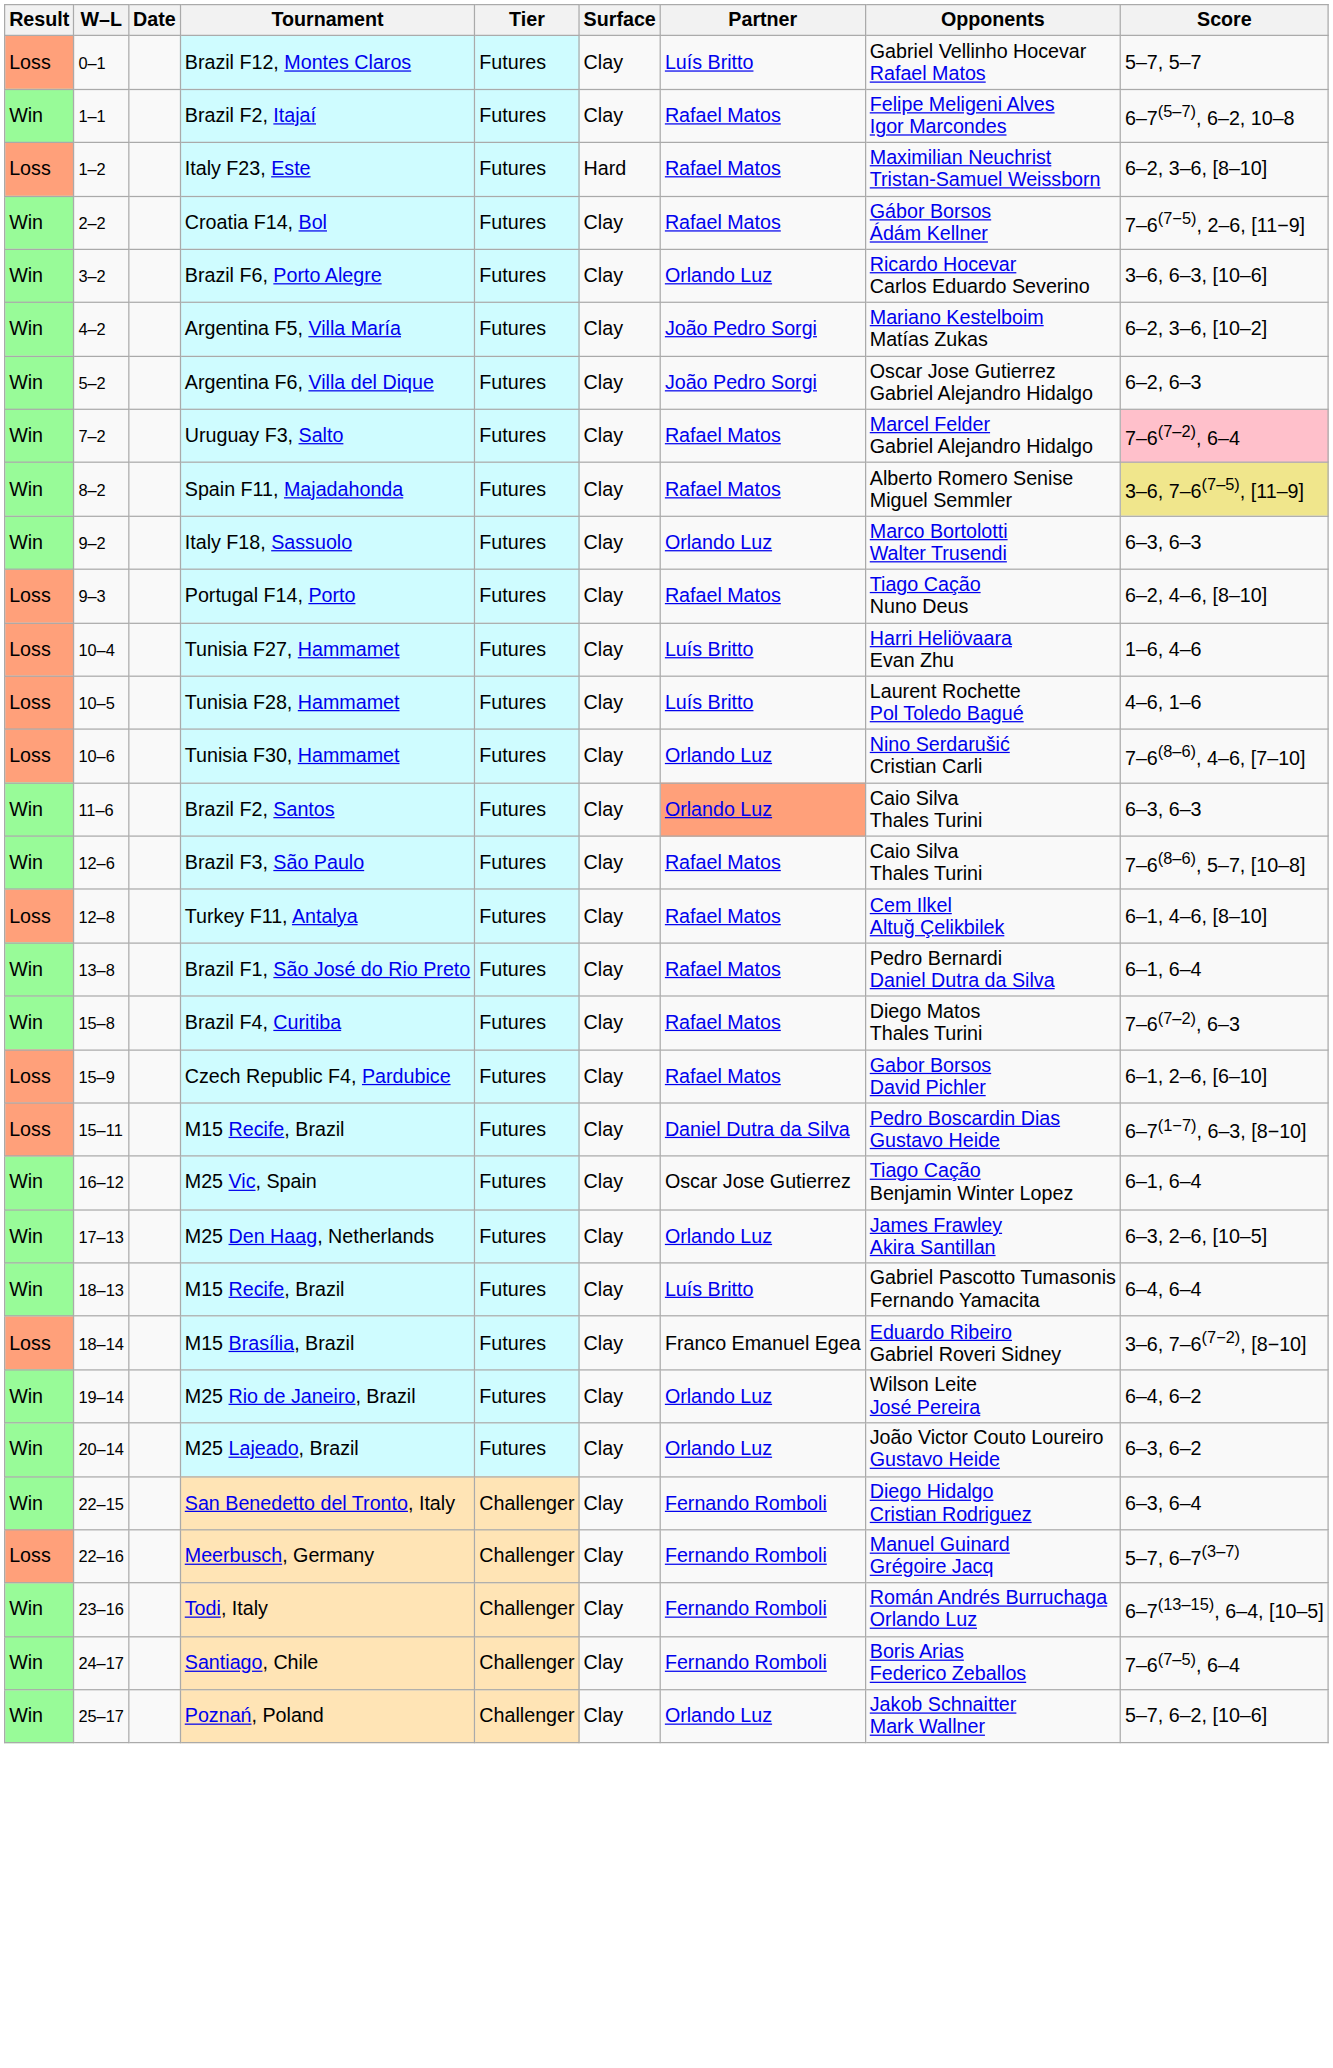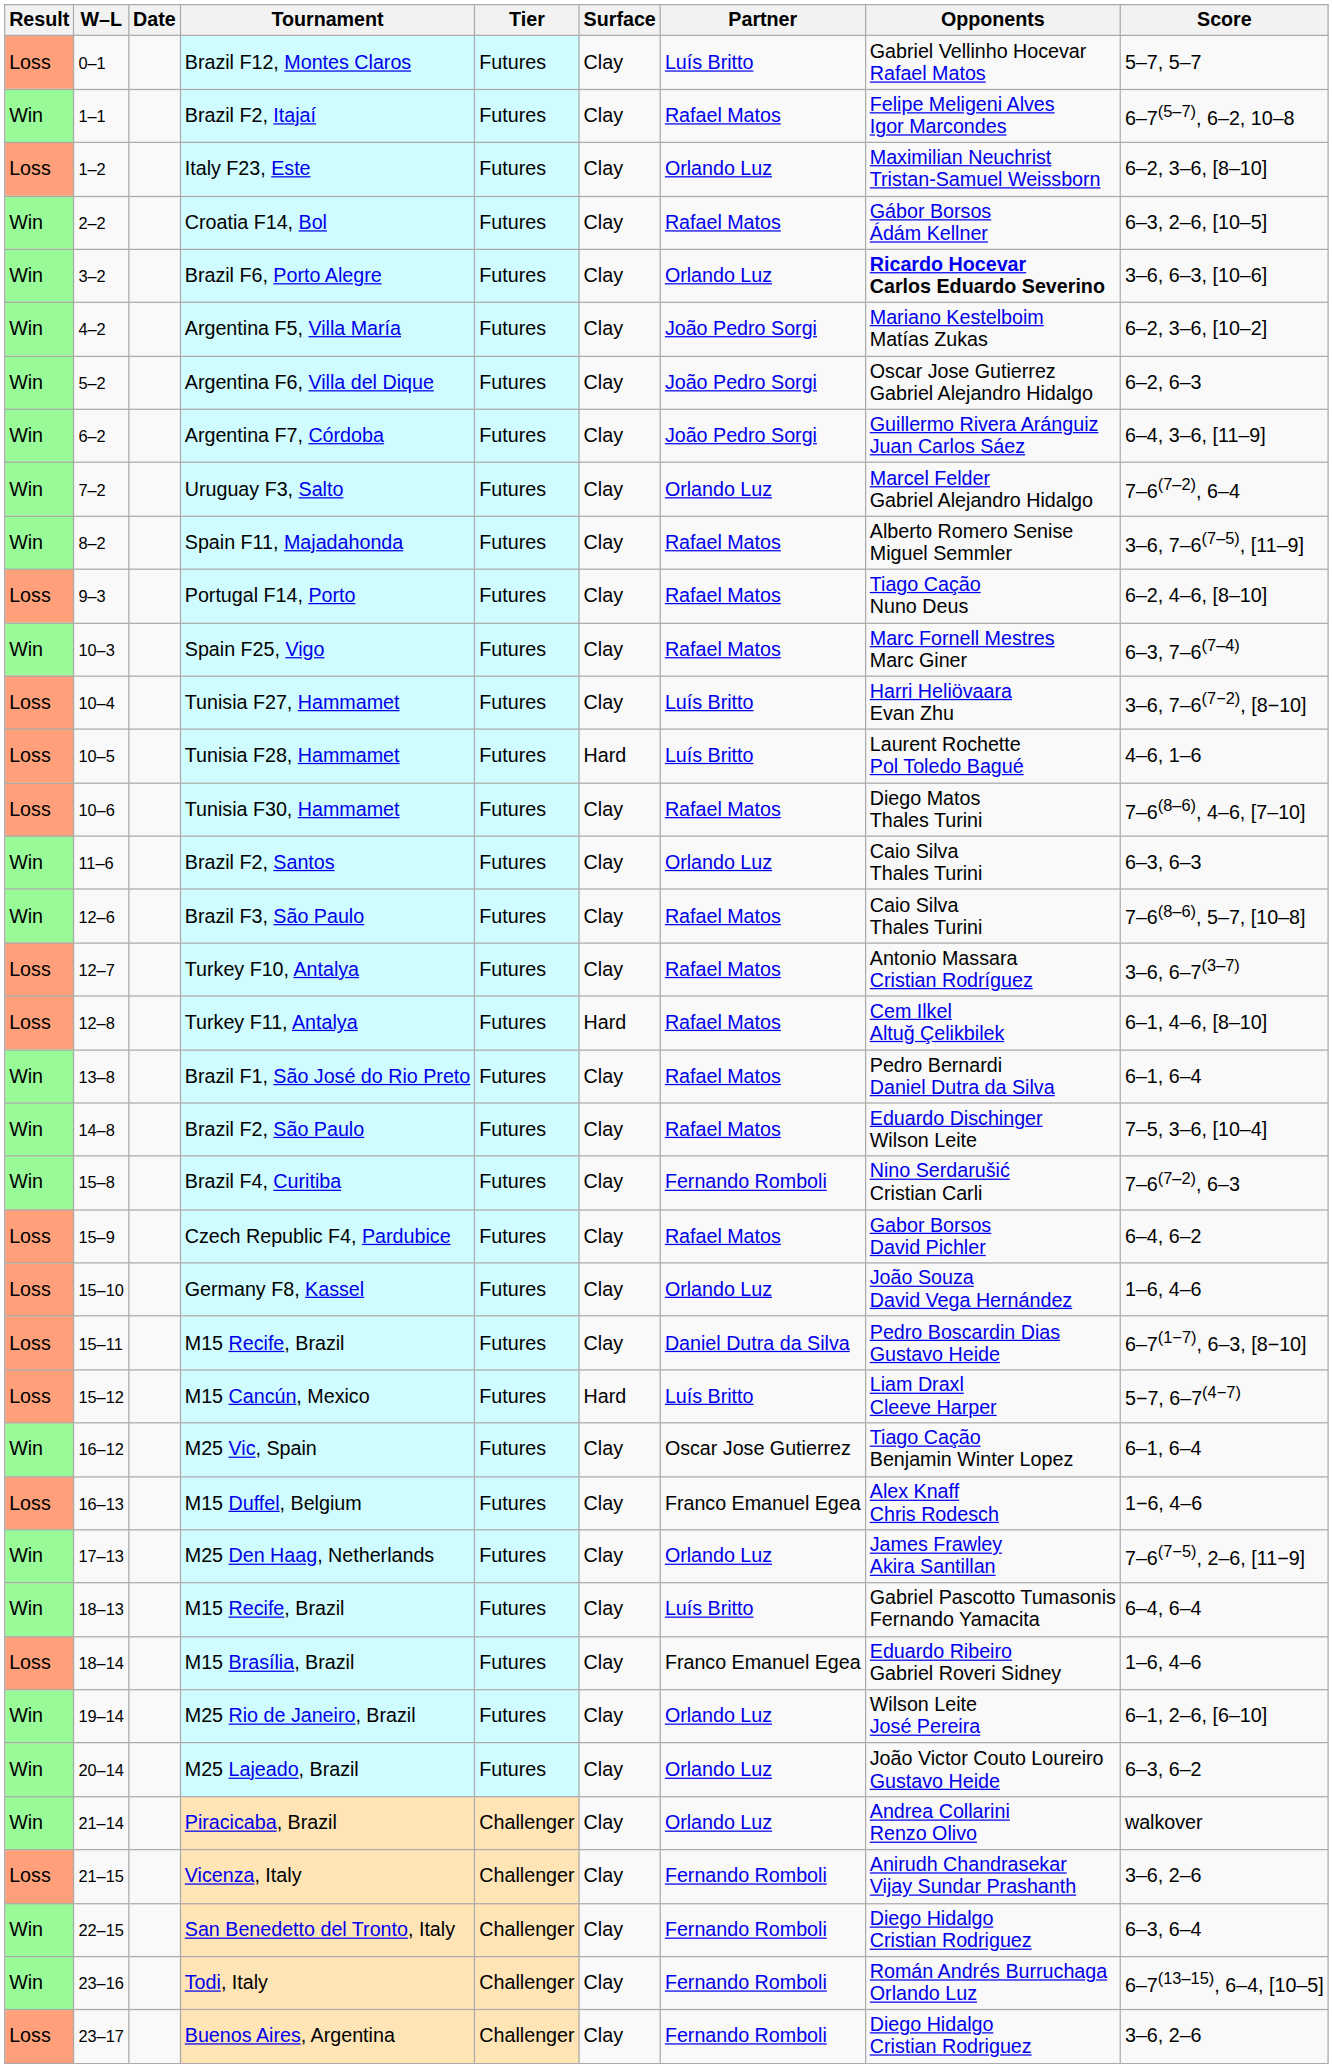(605, 169) Hard -> (603, 169) Clay
(723, 169) Rafael Matos -> (718, 169) Orlando Luz
(1215, 222) 7–6(7−5), 2–6, [11−9] -> (1196, 222) 6–3, 2–6, [10–5]
(980, 275) normal -> (987, 275) bold
+ row: (92, 437)
(723, 435) Rafael Matos -> (718, 489) Orlando Luz
(1182, 435) pink background -> (1182, 489) no background
(1214, 489) khaki background -> (1214, 542) no background
- row: (92, 543)
+ row: (97, 650)
(1163, 649) 1–6, 4–6 -> (1216, 702) 3–6, 7–6(7−2), [8−10]
(603, 702) Clay -> (605, 755) Hard
(718, 755) Orlando Luz -> (723, 809) Rafael Matos
(940, 755) Nino Serdarušić Cristian Carli -> (926, 809) Diego Matos Thales Turini
(718, 809) lightsalmon background -> (718, 862) no background
+ row: (97, 970)
(603, 916) Clay -> (605, 1022) Hard
+ row: (97, 1130)
(723, 1022) Rafael Matos -> (746, 1182) Fernando Romboli
(926, 1022) Diego Matos Thales Turini -> (940, 1182) Nino Serdarušić Cristian Carli
(1196, 1076) 6–1, 2–6, [6–10] -> (1163, 1236) 6–4, 6–2
+ row: (101, 1290)
+ row: (101, 1397)
+ row: (101, 1504)
(1196, 1236) 6–3, 2–6, [10–5] -> (1215, 1556) 7–6(7−5), 2–6, [11−9]
(1216, 1342) 3–6, 7–6(7−2), [8−10] -> (1163, 1662) 1–6, 4–6
(1163, 1396) 6–4, 6–2 -> (1196, 1716) 6–1, 2–6, [6–10]
+ row: (101, 1824)
+ row: (101, 1877)
- row: (101, 1557)
+ row: (101, 2037)
- row: (101, 1664)
- row: (101, 1717)
